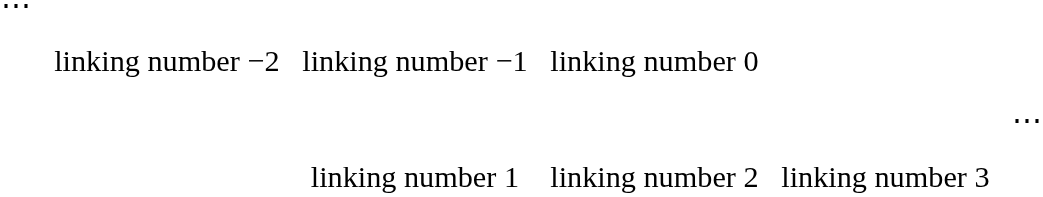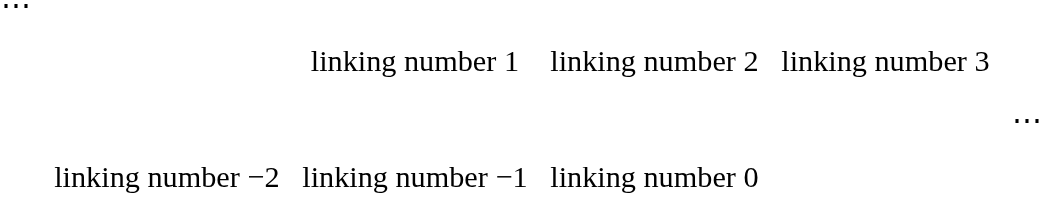rows swapped: (415, 61) <-> (415, 176)
